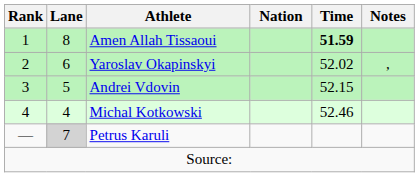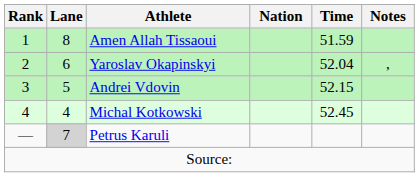(337, 40) bold -> (337, 40) normal
(337, 64) 52.02 -> (337, 64) 52.04
(337, 111) 52.46 -> (337, 111) 52.45
